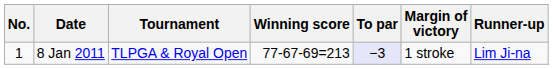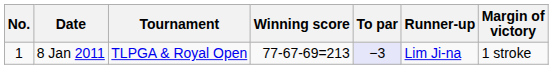columns swapped: (436, 24) <-> (509, 24)
